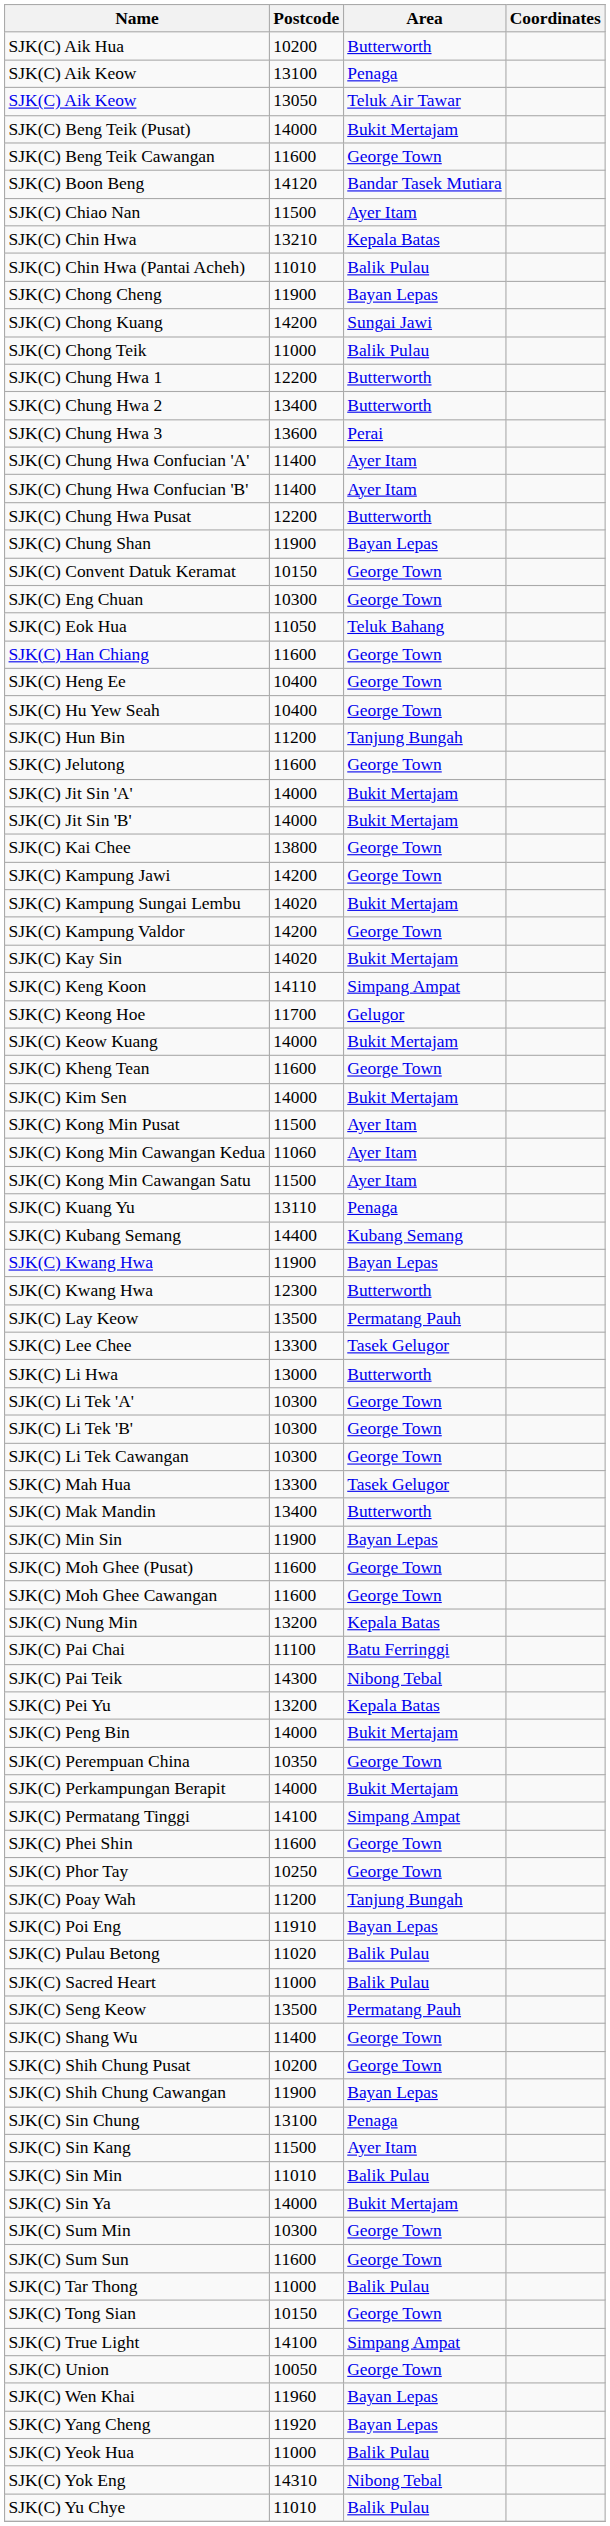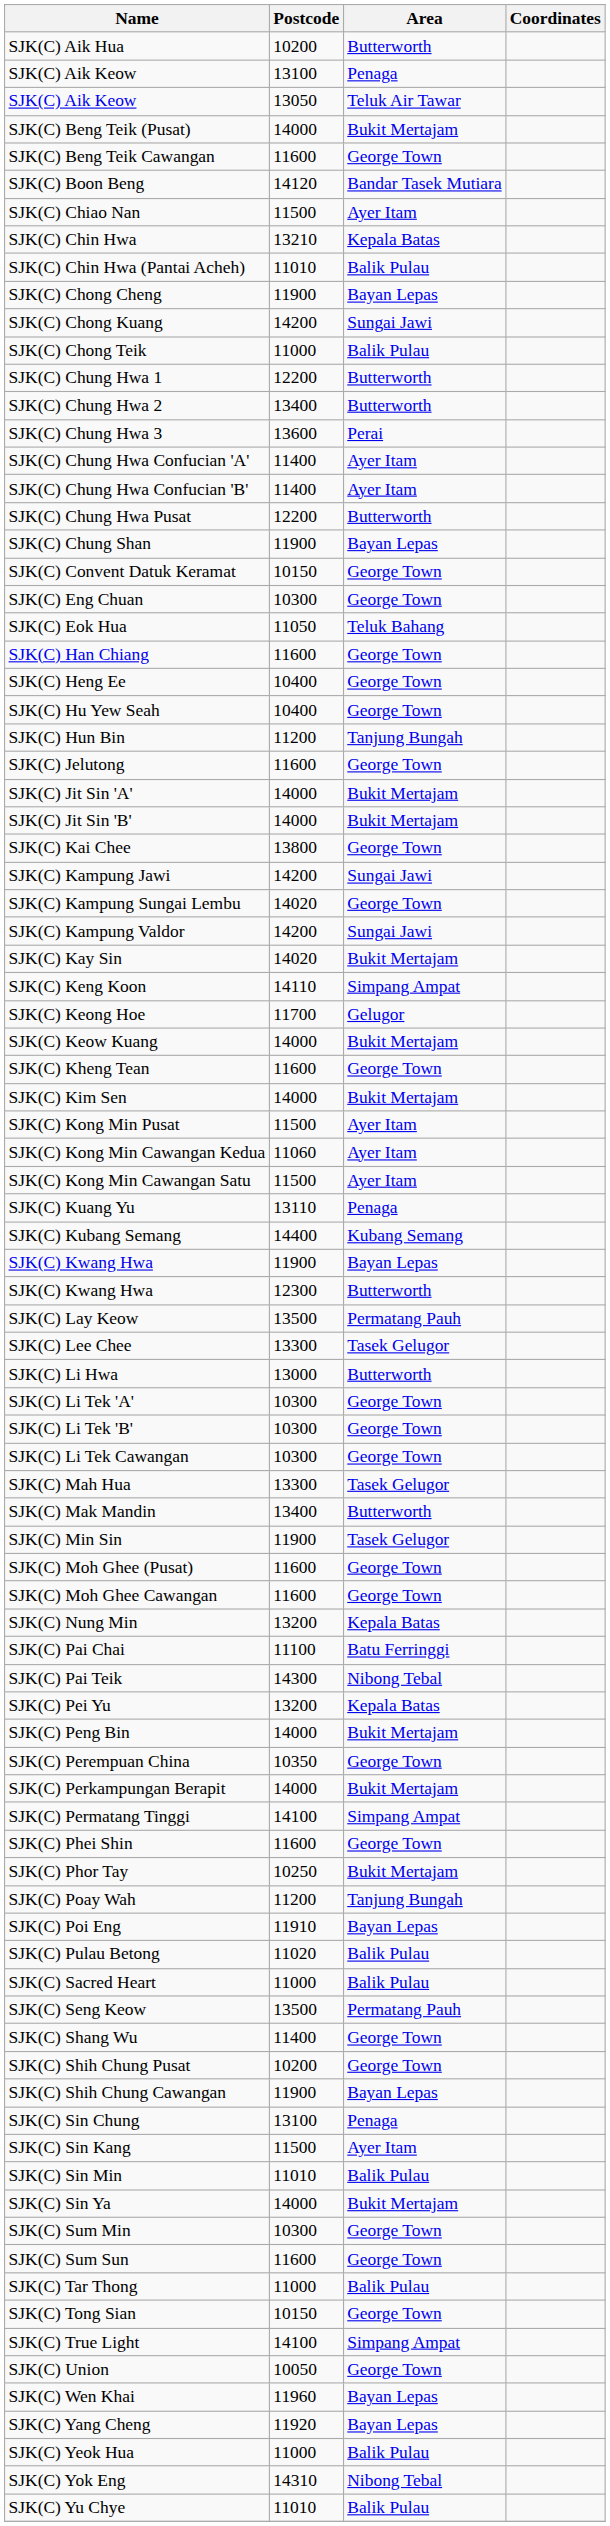(395, 875) George Town -> (390, 875) Sungai Jawi
(403, 903) Bukit Mertajam -> (395, 903) George Town
(395, 931) George Town -> (390, 931) Sungai Jawi
(393, 1539) Bayan Lepas -> (398, 1539) Tasek Gelugor
(395, 1871) George Town -> (403, 1871) Bukit Mertajam
